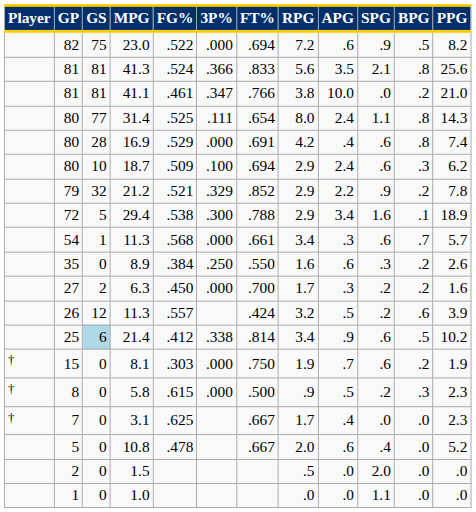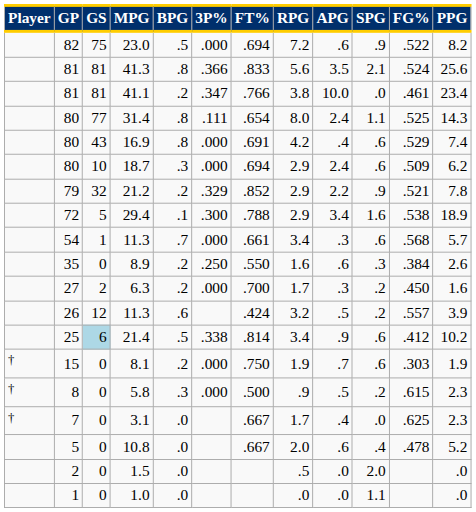columns swapped: (175, 18) <-> (414, 18)
(454, 93) 21.0 -> (454, 93) 23.4
(99, 142) 28 -> (99, 142) 43
(219, 166) .100 -> (214, 166) .000
